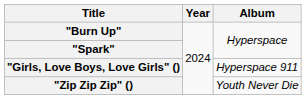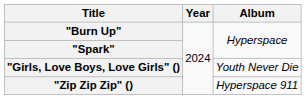(257, 67) Hyperspace 911 -> (257, 67) Youth Never Die
(257, 85) Youth Never Die -> (257, 85) Hyperspace 911
